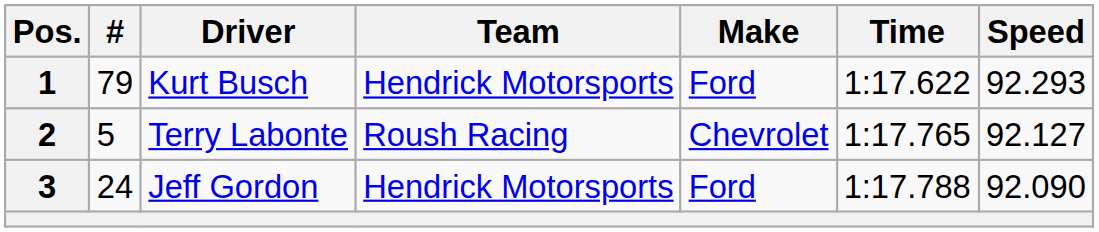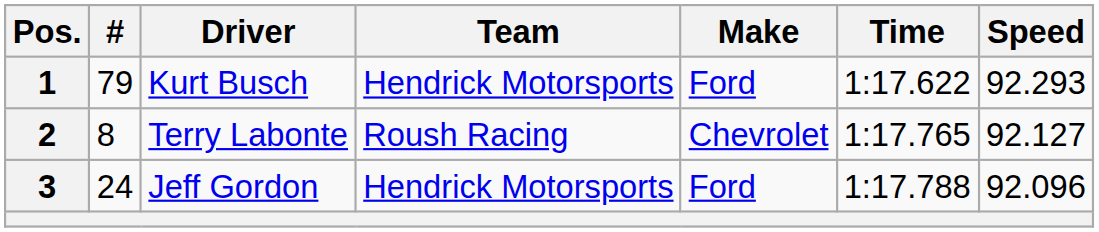(106, 135) 5 -> (106, 135) 8
(1036, 186) 92.090 -> (1036, 186) 92.096
